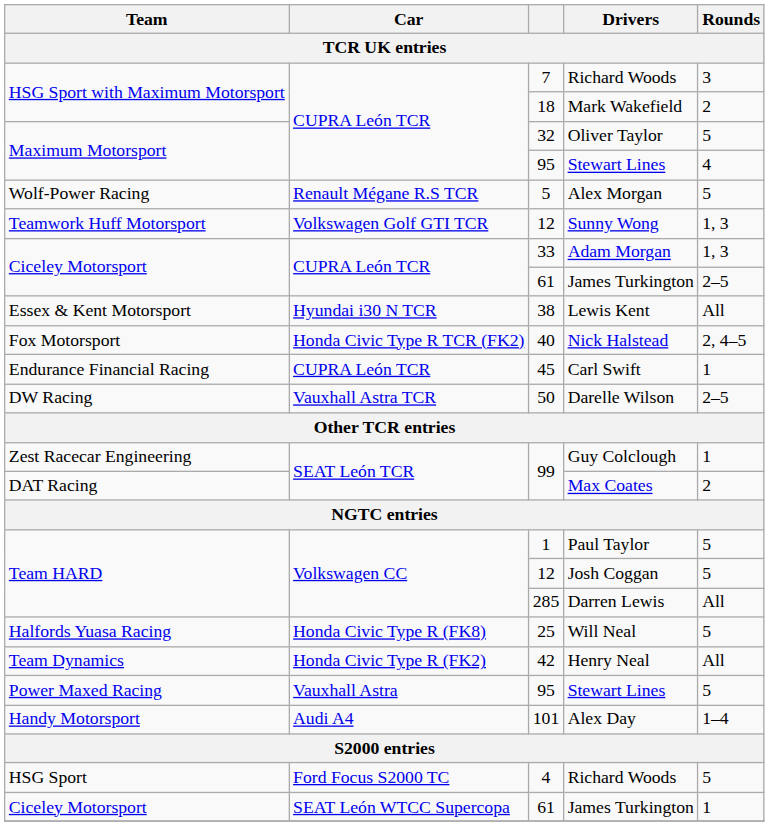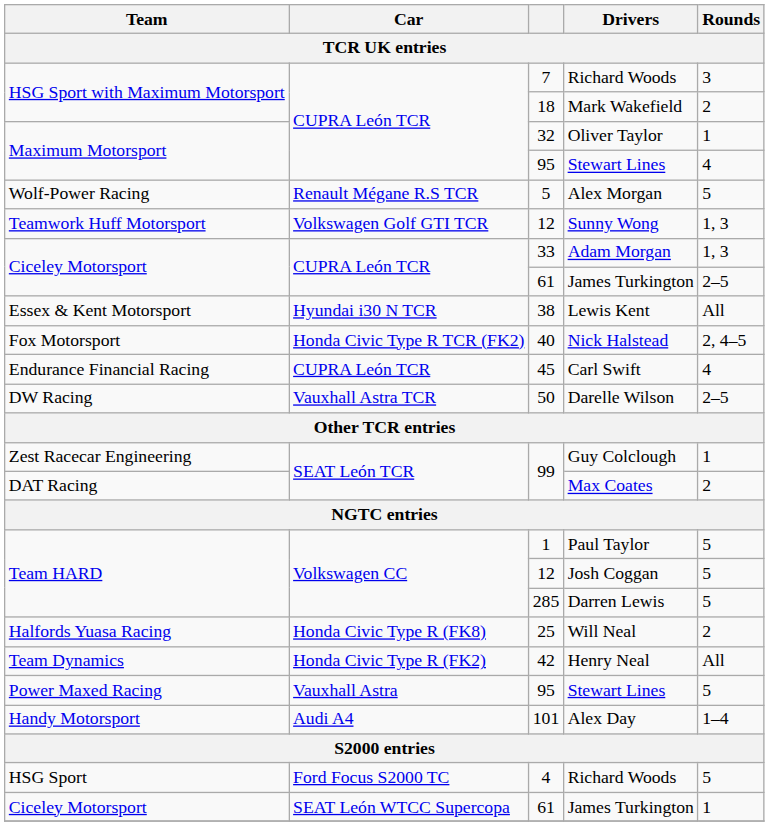(707, 135) 5 -> (707, 135) 1
(707, 368) 1 -> (707, 368) 4
(713, 602) All -> (707, 602) 5
(707, 631) 5 -> (707, 631) 2
